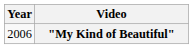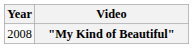(20, 33) 2006 -> (20, 33) 2008
